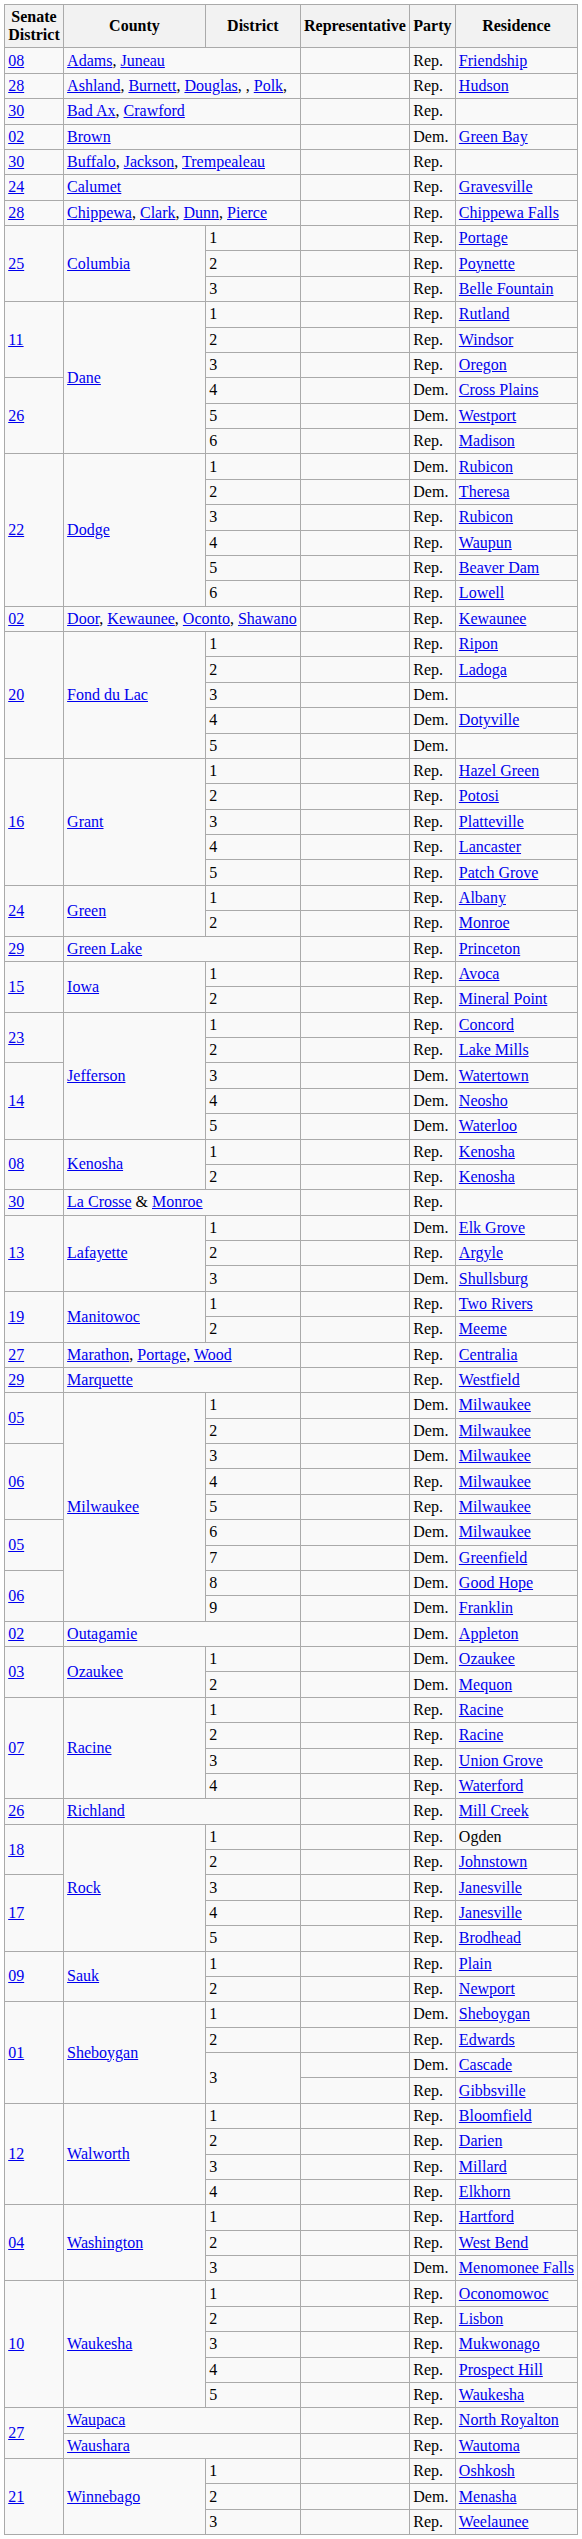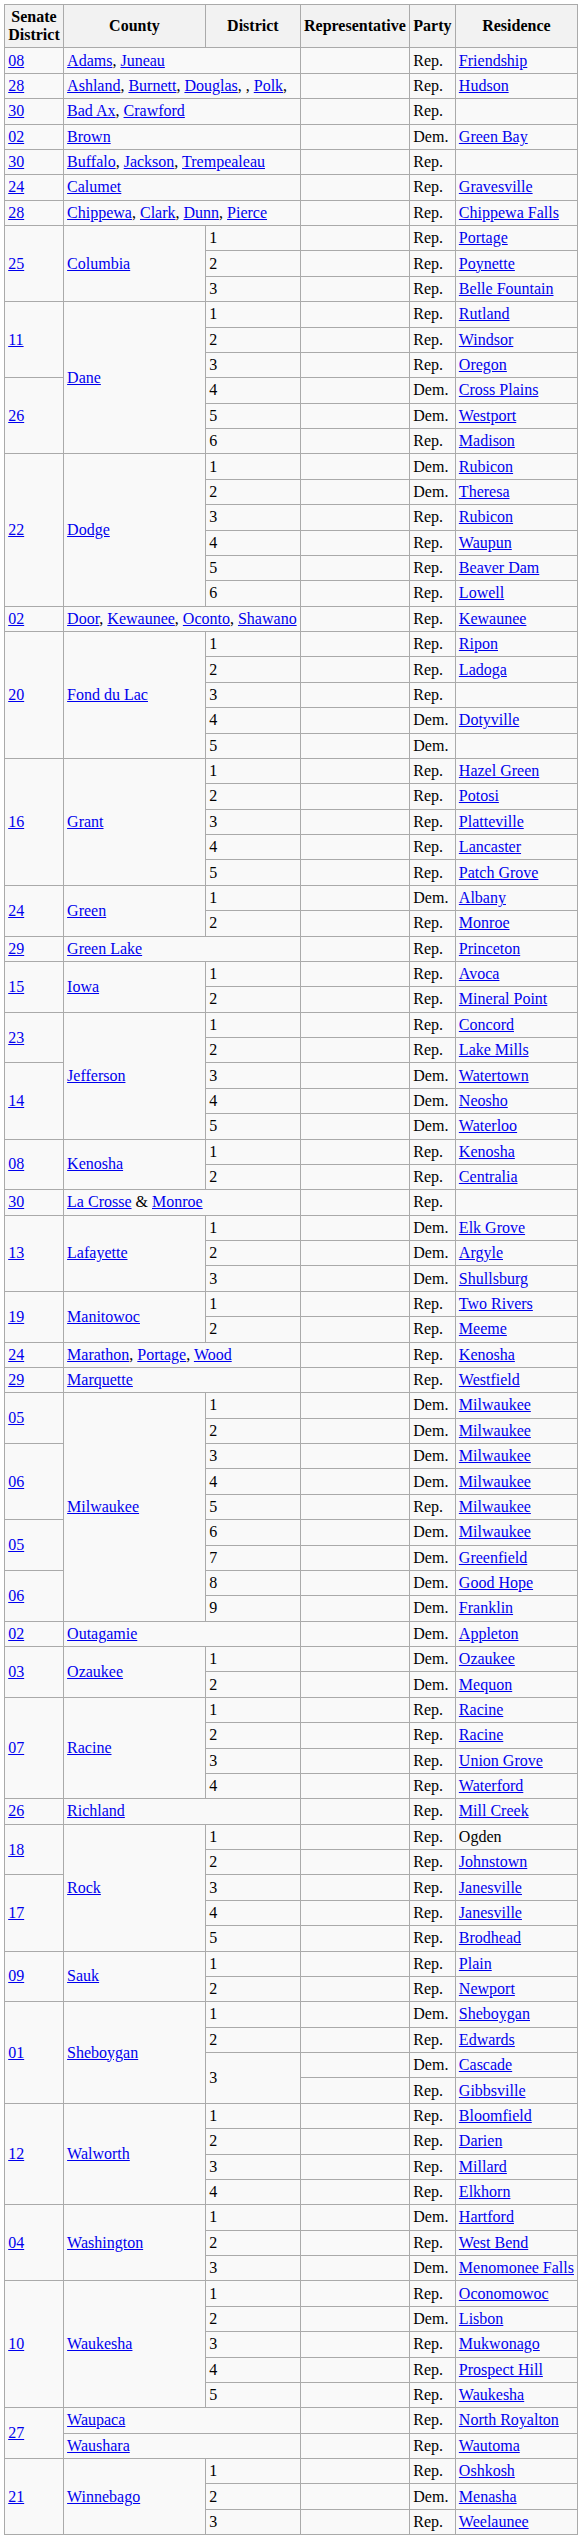(431, 694) Dem. -> (428, 694) Rep.
(428, 897) Rep. -> (431, 897) Dem.
(487, 1177) Kenosha -> (488, 1177) Centralia
(428, 1253) Rep. -> (431, 1253) Dem.
(16, 1354) 27 -> (16, 1354) 24
(488, 1354) Centralia -> (487, 1354) Kenosha
(428, 1481) Rep. -> (431, 1481) Dem.
(428, 2217) Rep. -> (431, 2217) Dem.
(428, 2318) Rep. -> (431, 2318) Dem.
